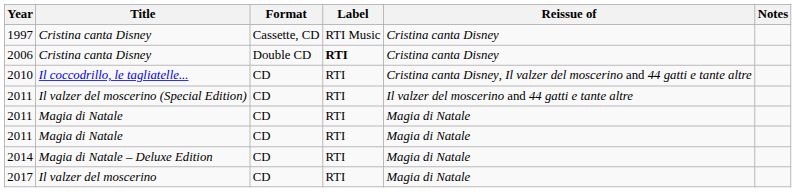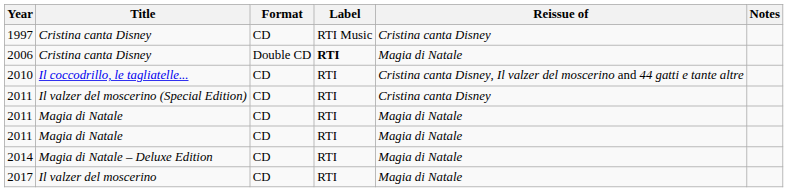(286, 34) Cassette, CD -> (262, 34) CD
(443, 55) Cristina canta Disney -> (420, 55) Magia di Natale
(510, 95) Il valzer del moscerino and 44 gatti e tante altre -> (434, 95) Cristina canta Disney
